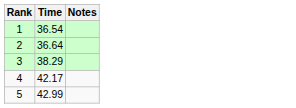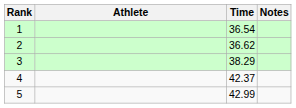+ column: (131, 12)
(50, 45) 36.64 -> (242, 45) 36.62
(50, 78) 42.17 -> (242, 78) 42.37
